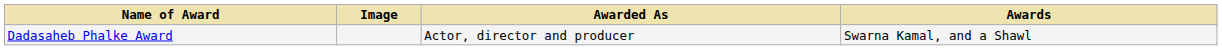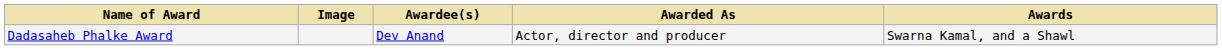+ column: (443, 15)
